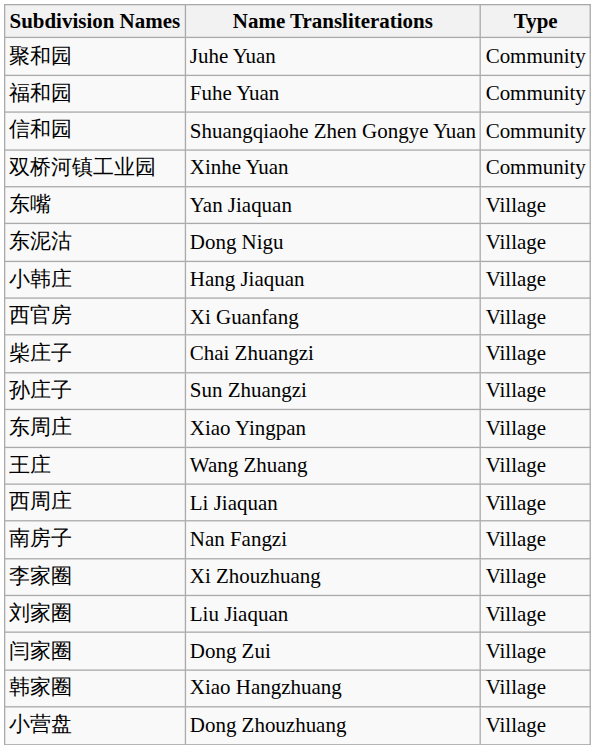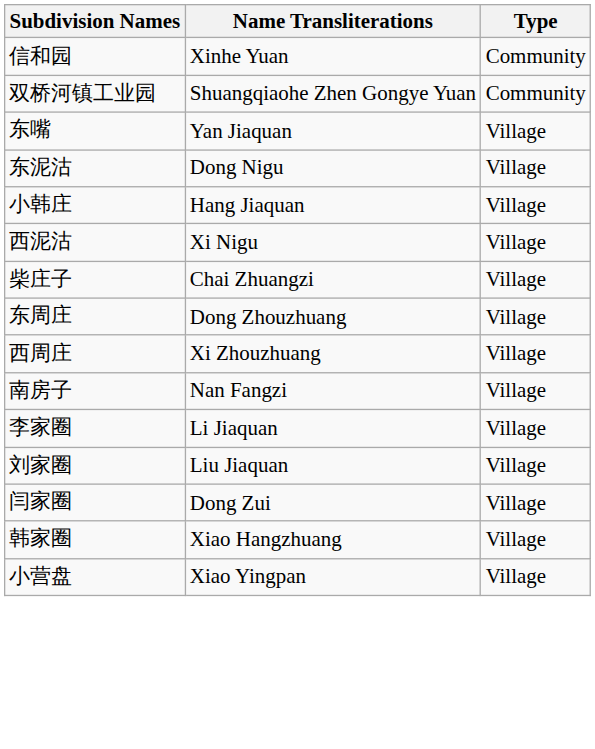- row: (41, 55)
- row: (41, 92)
(333, 130) Shuangqiaohe Zhen Gongye Yuan -> (239, 56) Xinhe Yuan
(239, 167) Xinhe Yuan -> (333, 93) Shuangqiaohe Zhen Gongye Yuan
- row: (41, 315)
+ row: (41, 241)
- row: (41, 390)
(248, 428) Xiao Yingpan -> (268, 316) Dong Zhouzhuang
- row: (30, 464)
(234, 502) Li Jiaquan -> (255, 353) Xi Zhouzhuang
(255, 576) Xi Zhouzhuang -> (234, 428) Li Jiaquan
(268, 725) Dong Zhouzhuang -> (248, 576) Xiao Yingpan
